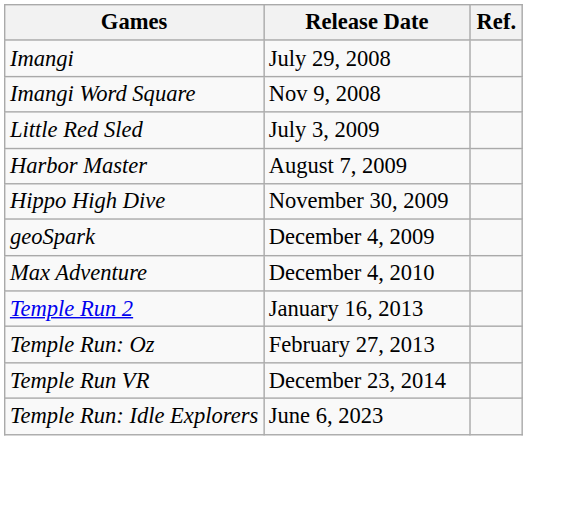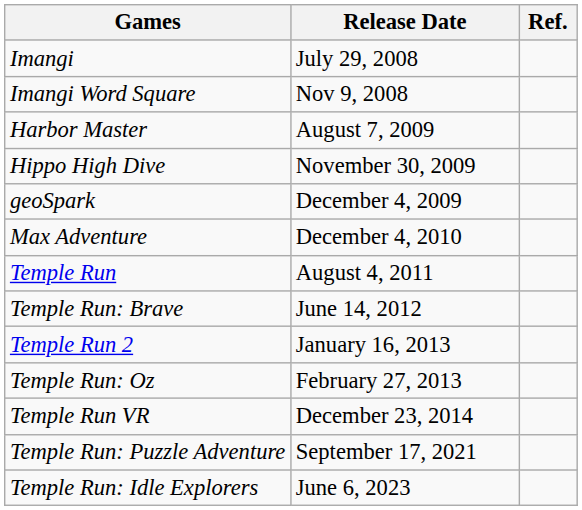- row: (76, 129)
+ row: (63, 272)
+ row: (97, 308)
+ row: (148, 451)
